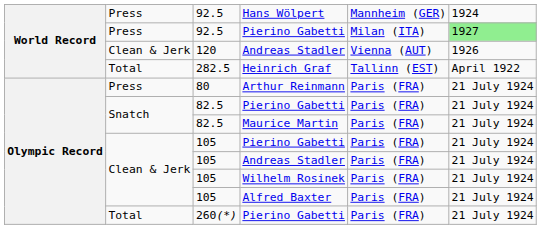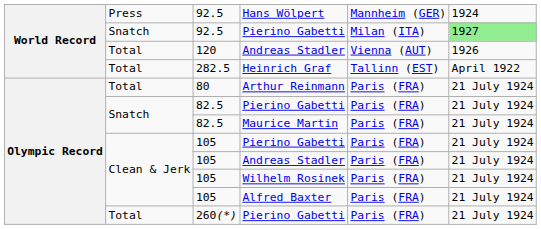(125, 32) Press -> (129, 32) Snatch
(149, 51) Clean & Jerk -> (125, 51) Total
(125, 87) Press -> (125, 87) Total
